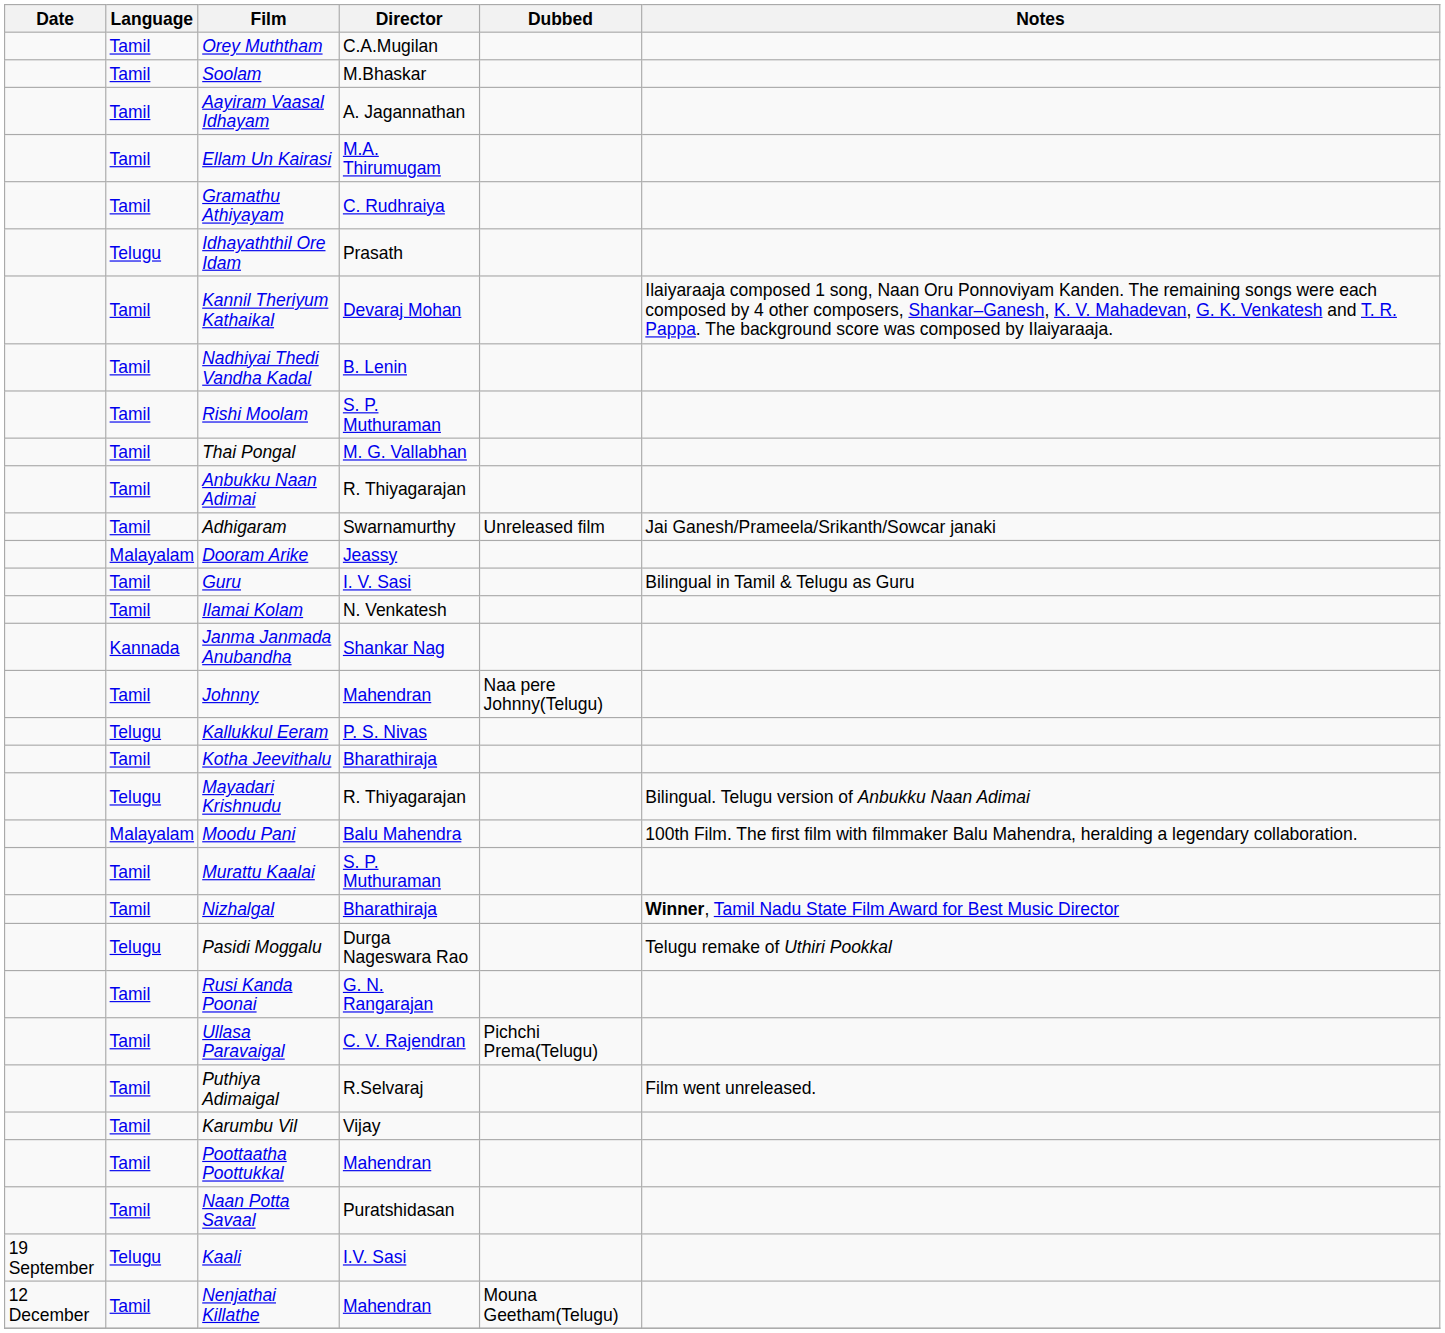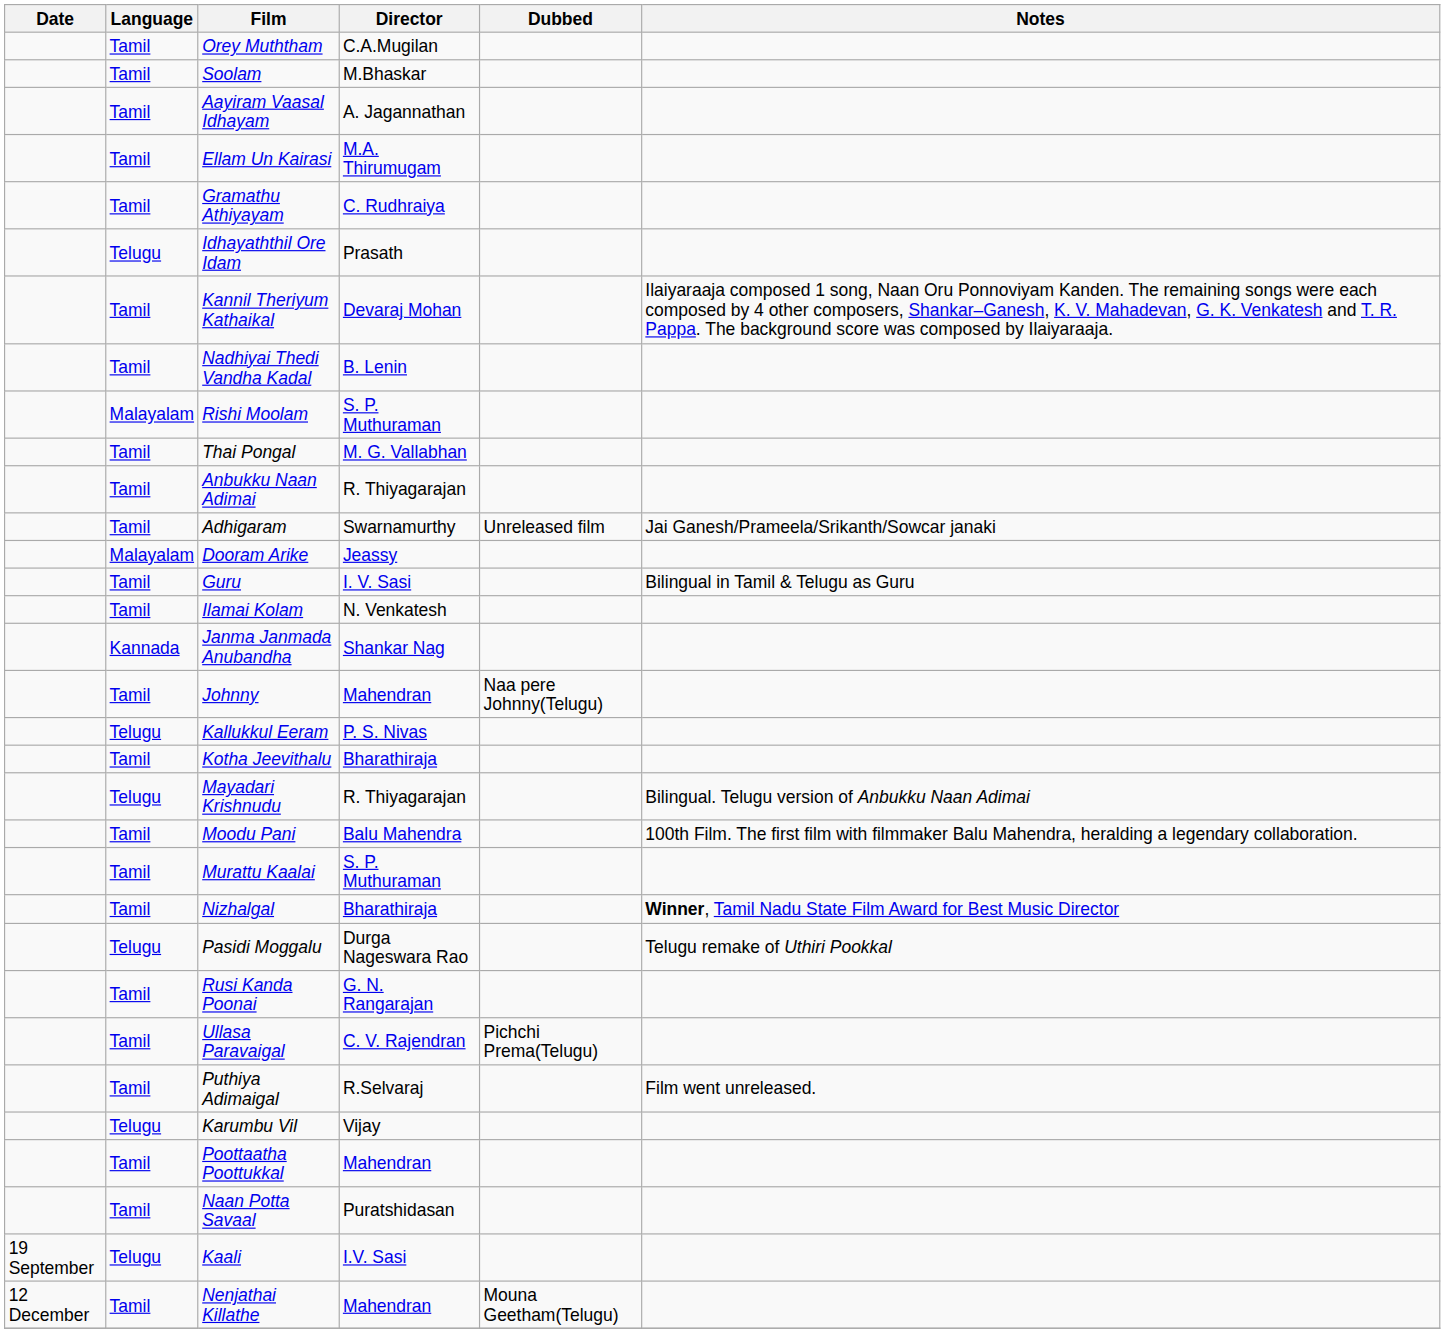(130, 414) Tamil -> (152, 414) Malayalam
(152, 834) Malayalam -> (130, 834) Tamil
(130, 1126) Tamil -> (135, 1126) Telugu
